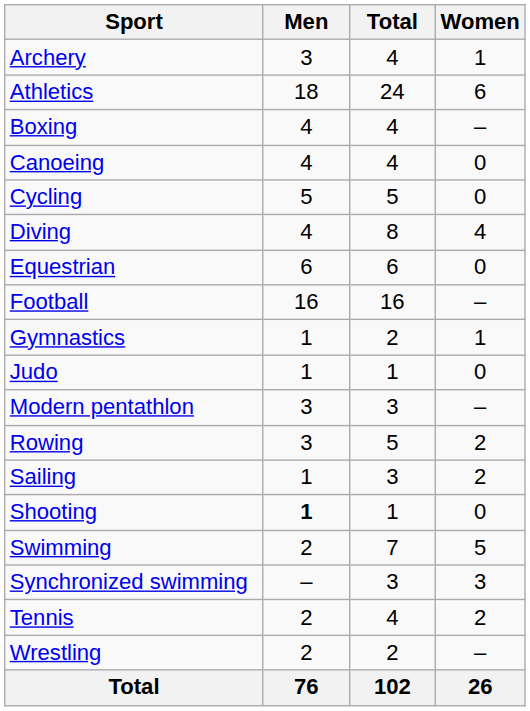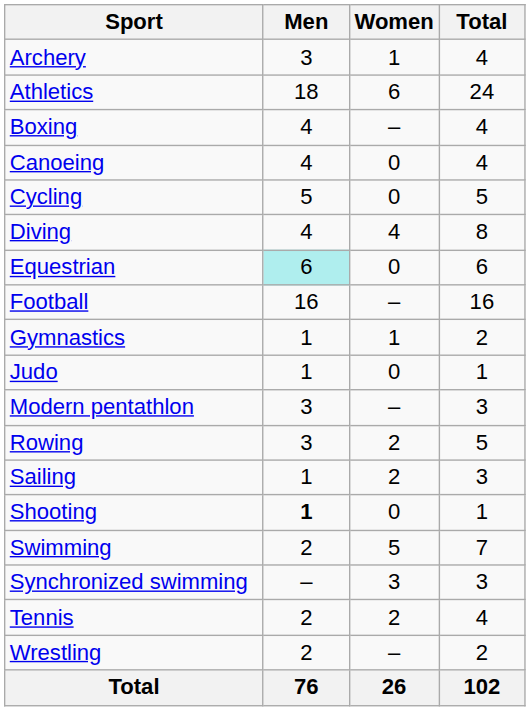columns swapped: (480, 22) <-> (392, 22)
(306, 267) no background -> (306, 267) paleturquoise background
